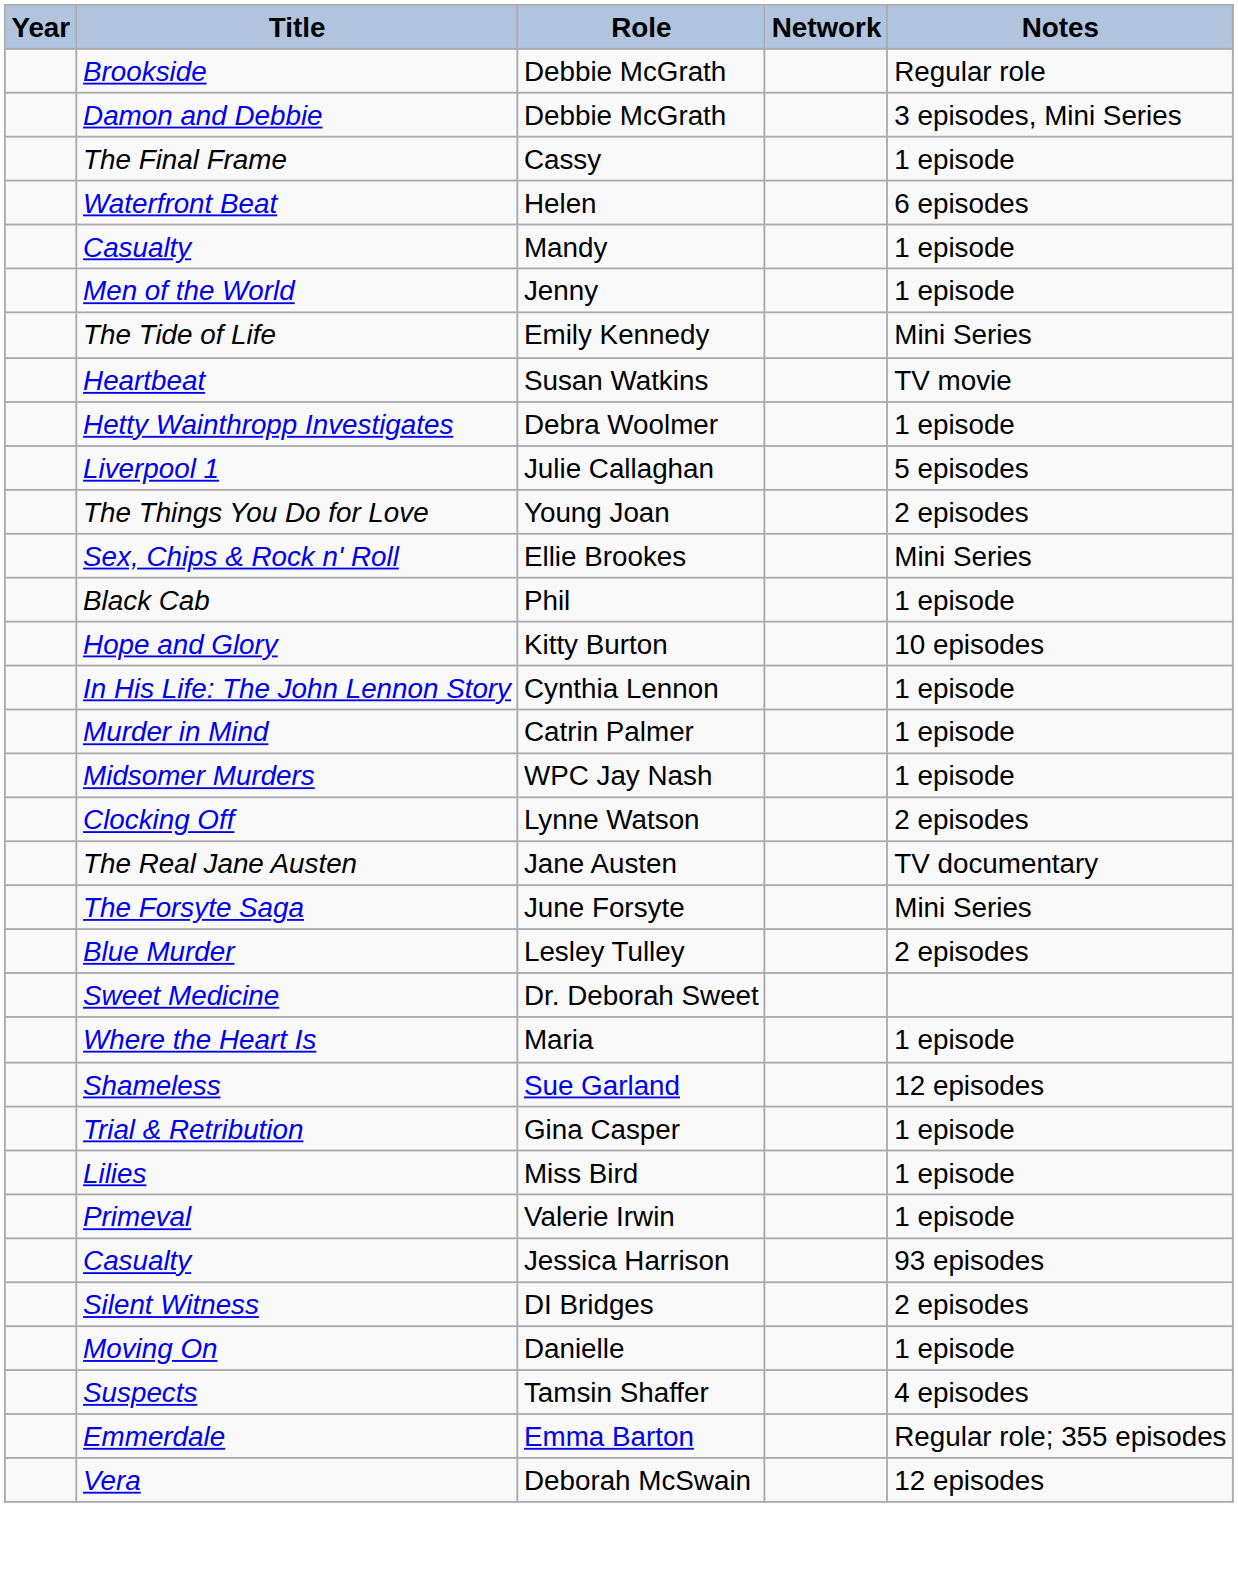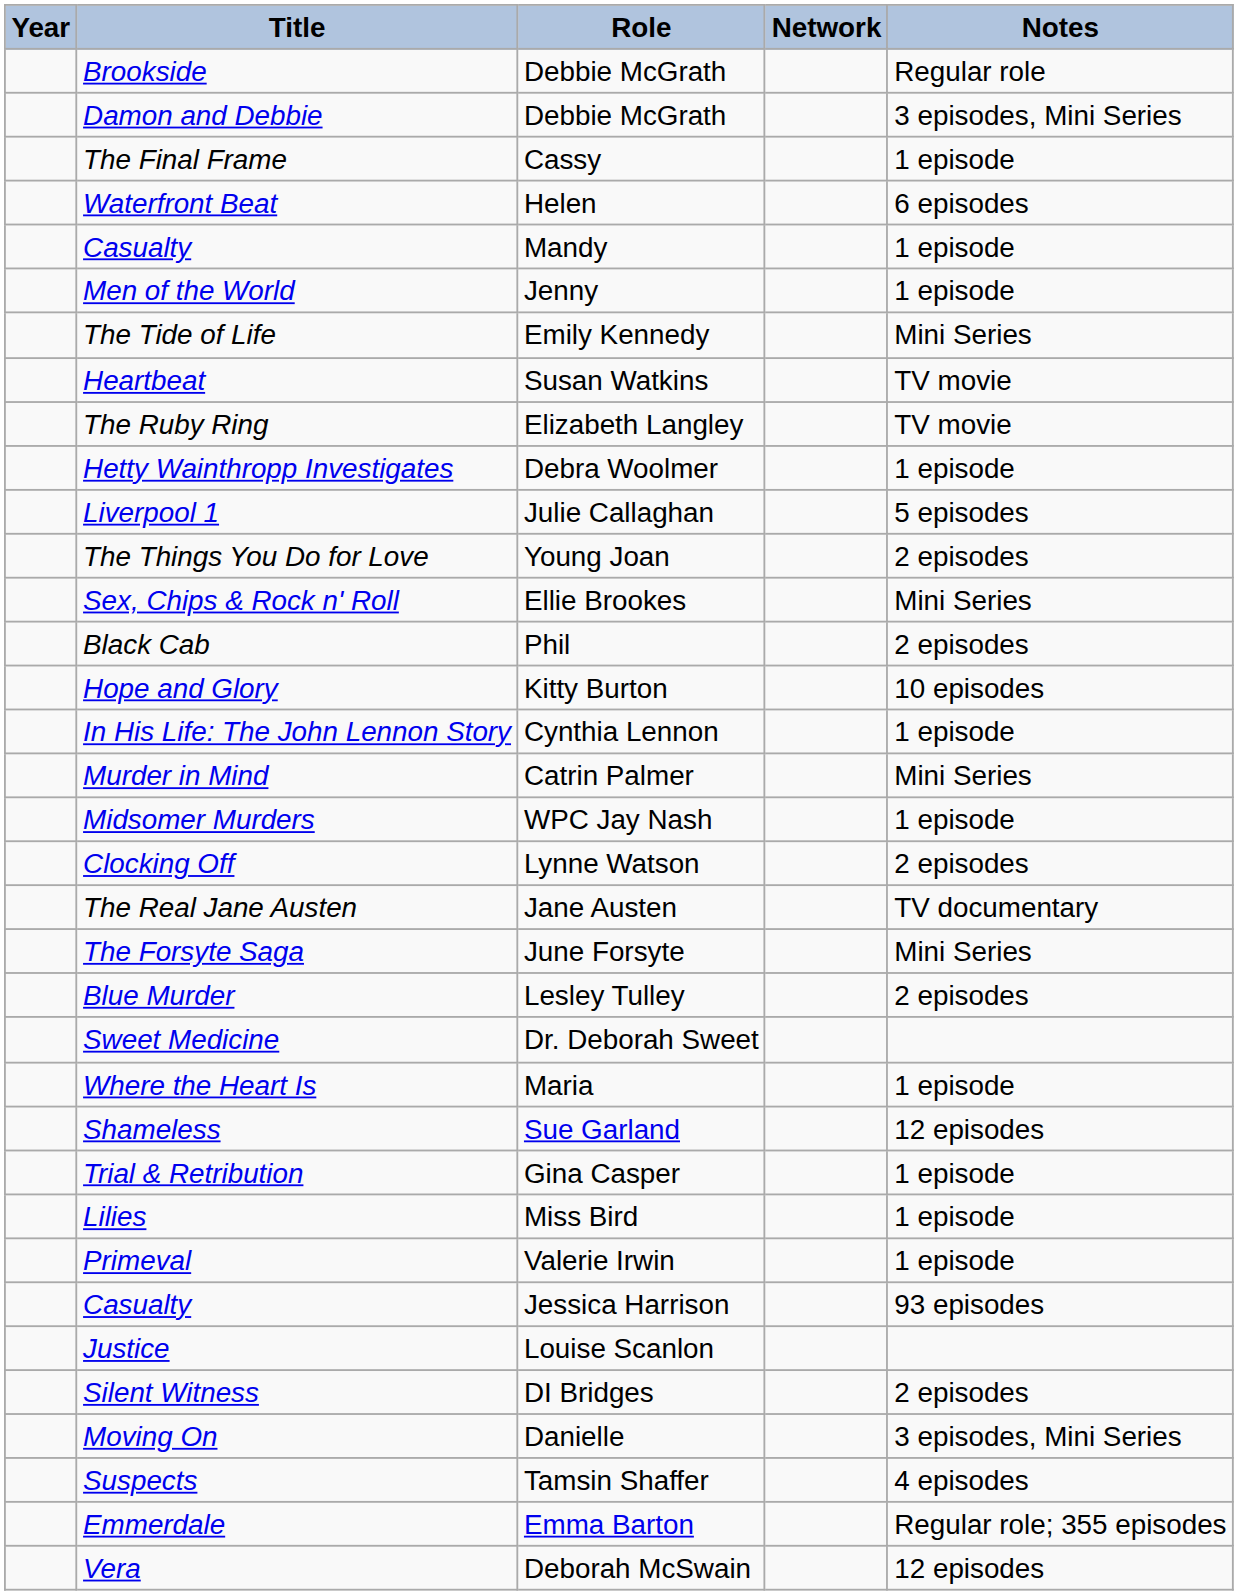+ row: (176, 423)
(955, 600) 1 episode -> (962, 644) 2 episodes
(955, 732) 1 episode -> (963, 776) Mini Series
+ row: (126, 1348)
(955, 1348) 1 episode -> (1038, 1436) 3 episodes, Mini Series
